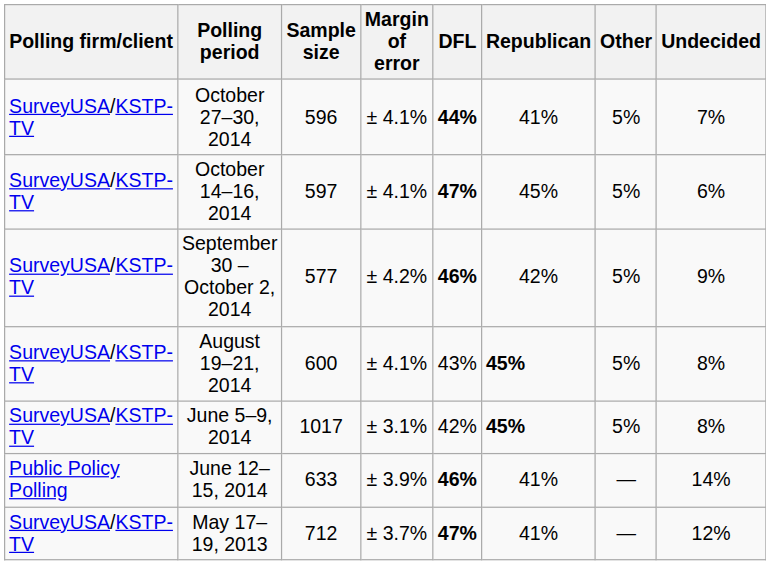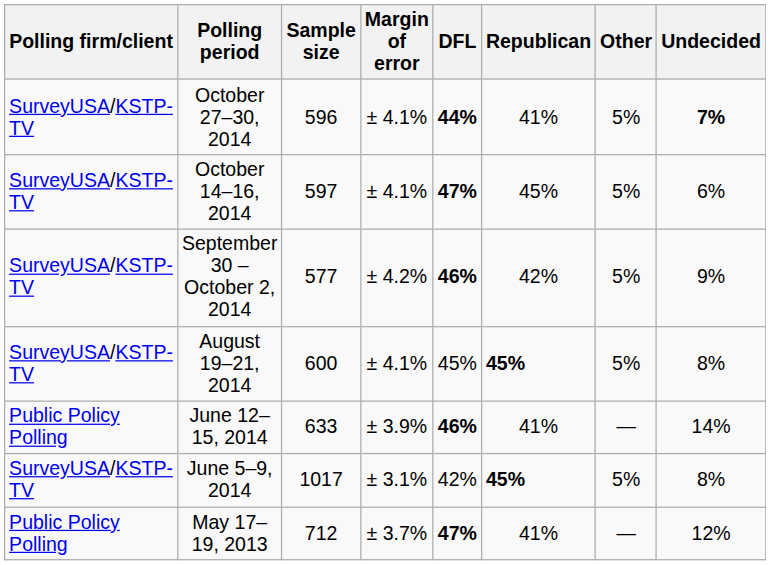(711, 116) normal -> (711, 116) bold
(457, 363) 43% -> (457, 363) 45%
rows swapped: (230, 480) <-> (230, 427)
(91, 533) SurveyUSA/KSTP-TV -> (64, 533) Public Policy Polling
